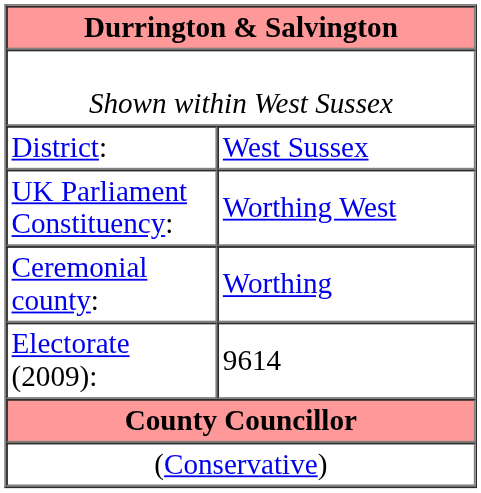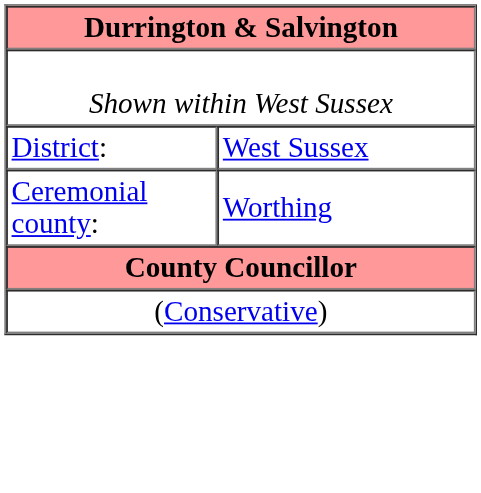- row: (99, 207)
- row: (71, 360)
